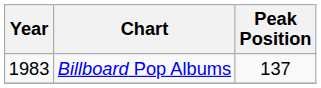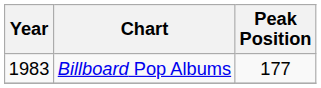(276, 68) 137 -> (276, 68) 177
